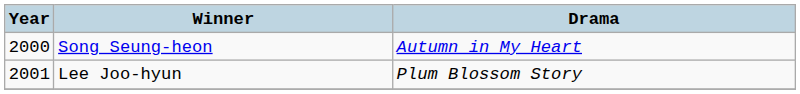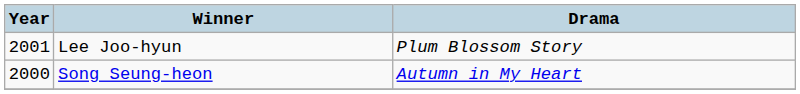rows swapped: (135, 47) <-> (120, 75)
